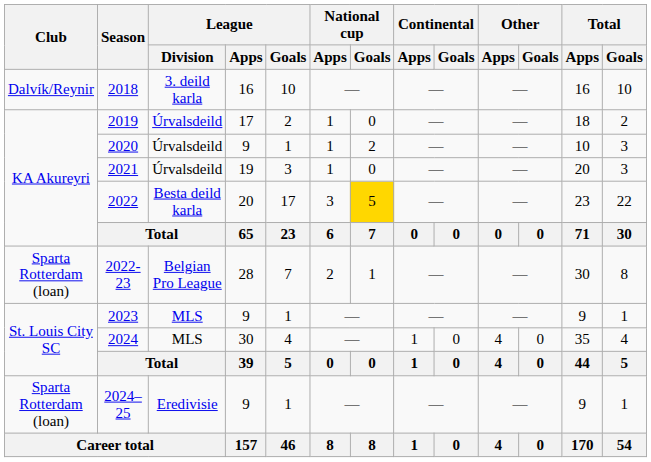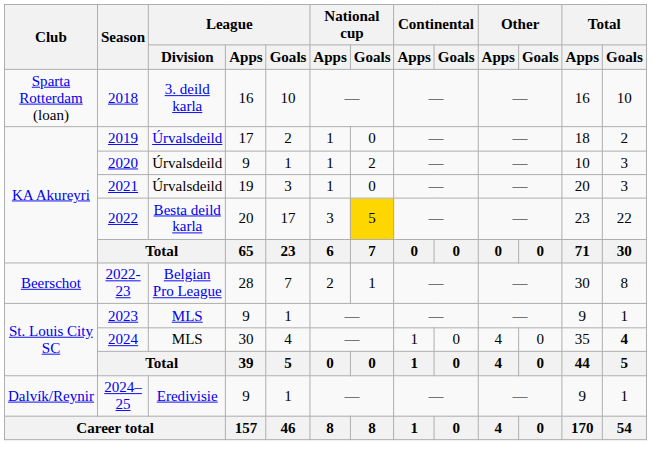(51, 89) Dalvík/Reynir -> (51, 97) Sparta Rotterdam (loan)
(51, 274) Sparta Rotterdam (loan) -> (51, 283) Beerschot
(624, 339) normal -> (624, 339) bold
(51, 404) Sparta Rotterdam (loan) -> (51, 395) Dalvík/Reynir
